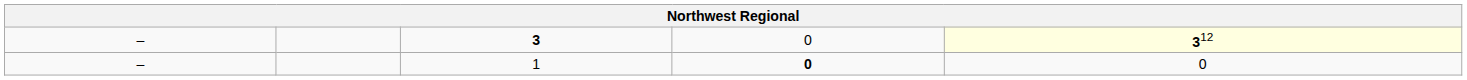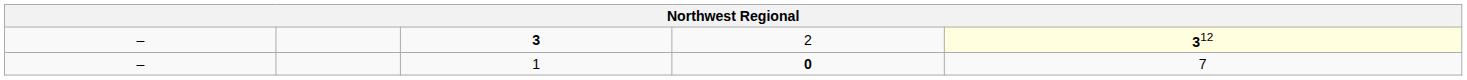(808, 40) 0 -> (808, 40) 2
(1203, 64) 0 -> (1203, 64) 7
